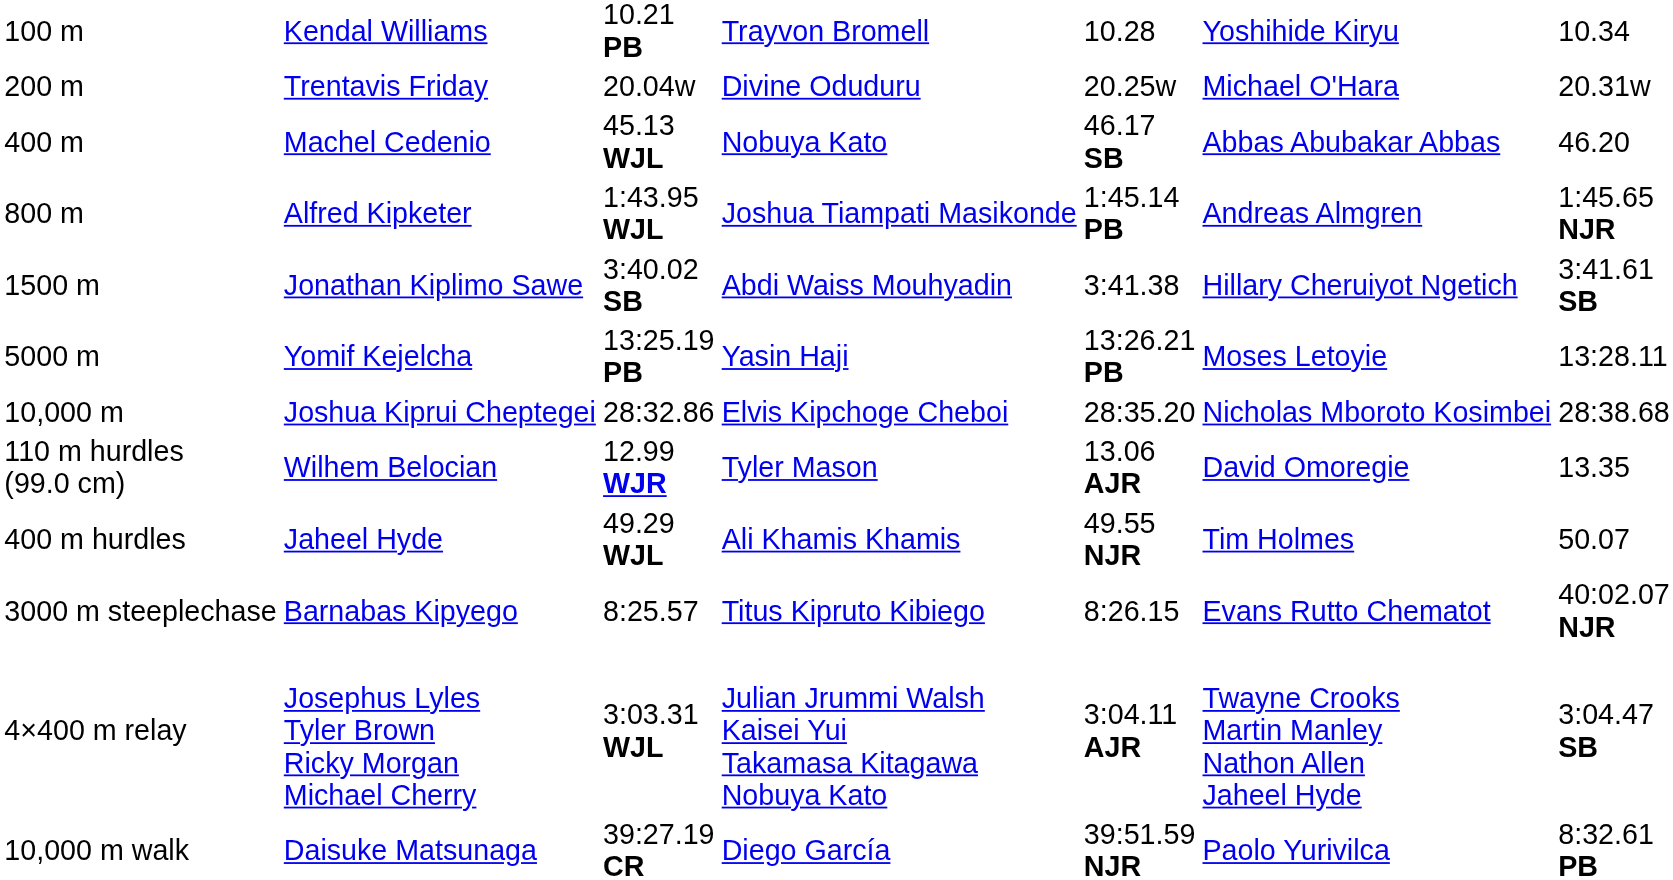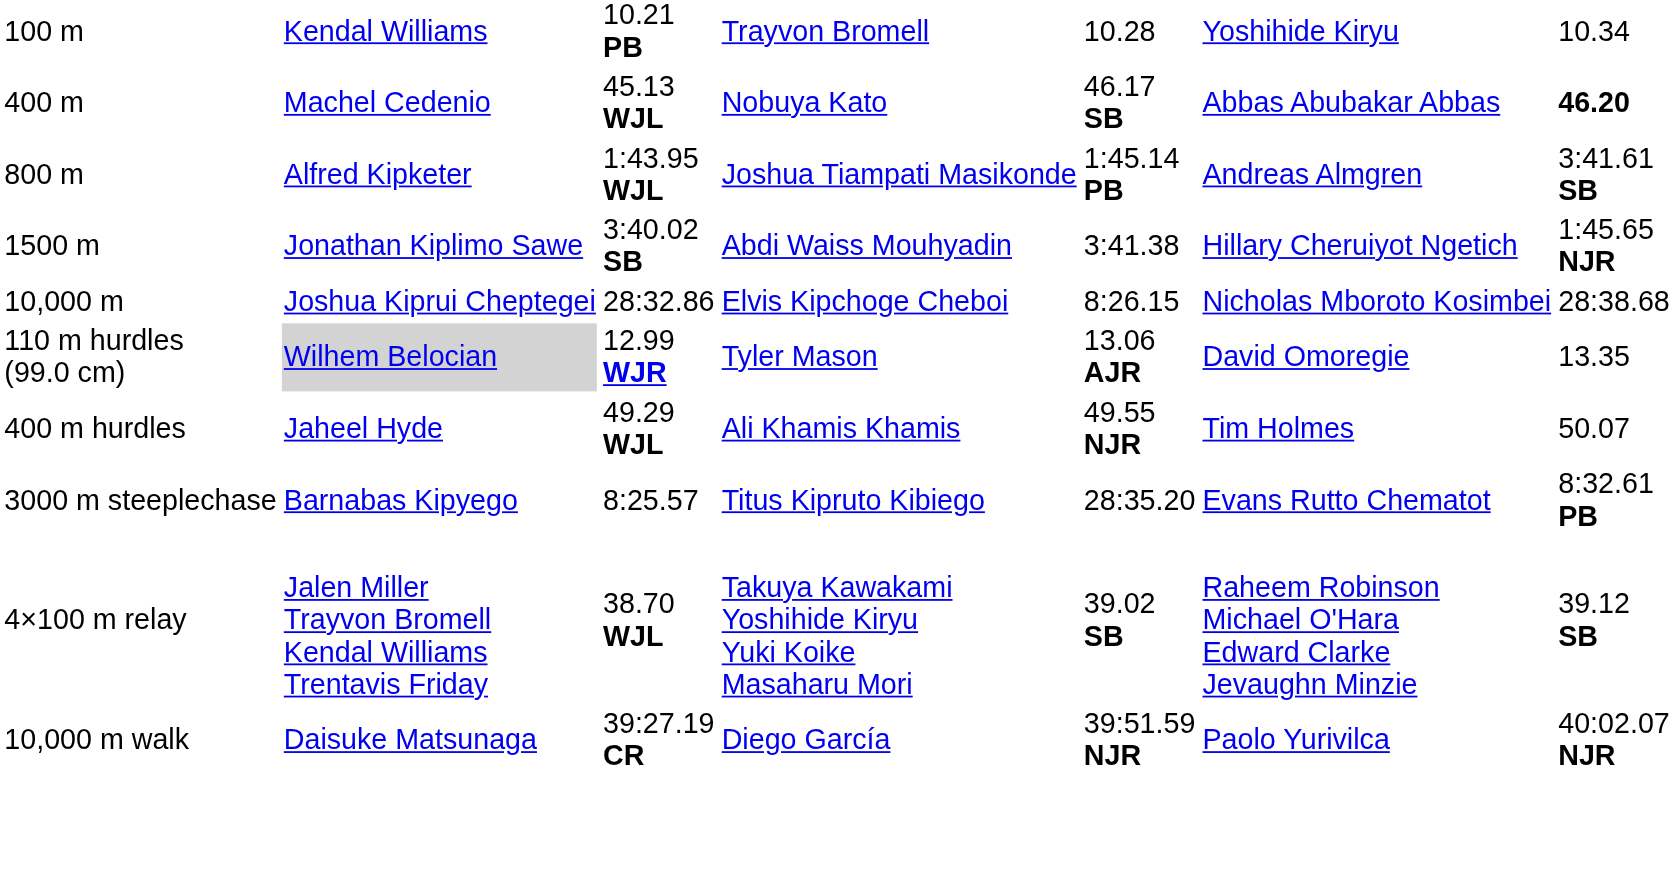- row: (44, 86)
(1594, 142) normal -> (1594, 102) bold
(1606, 213) 1:45.65 NJR -> (1606, 174) 3:41.61 SB
(1606, 285) 3:41.61 SB -> (1606, 245) 1:45.65 NJR
- row: (52, 356)
(1140, 412) 28:35.20 -> (1132, 301) 8:26.15
(390, 467) no background -> (390, 356) lightgrey background
(1132, 611) 8:26.15 -> (1140, 500) 28:35.20
(1614, 611) 40:02.07 NJR -> (1606, 500) 8:32.61 PB
+ row: (96, 620)
- row: (96, 731)
(1606, 851) 8:32.61 PB -> (1614, 740) 40:02.07 NJR
